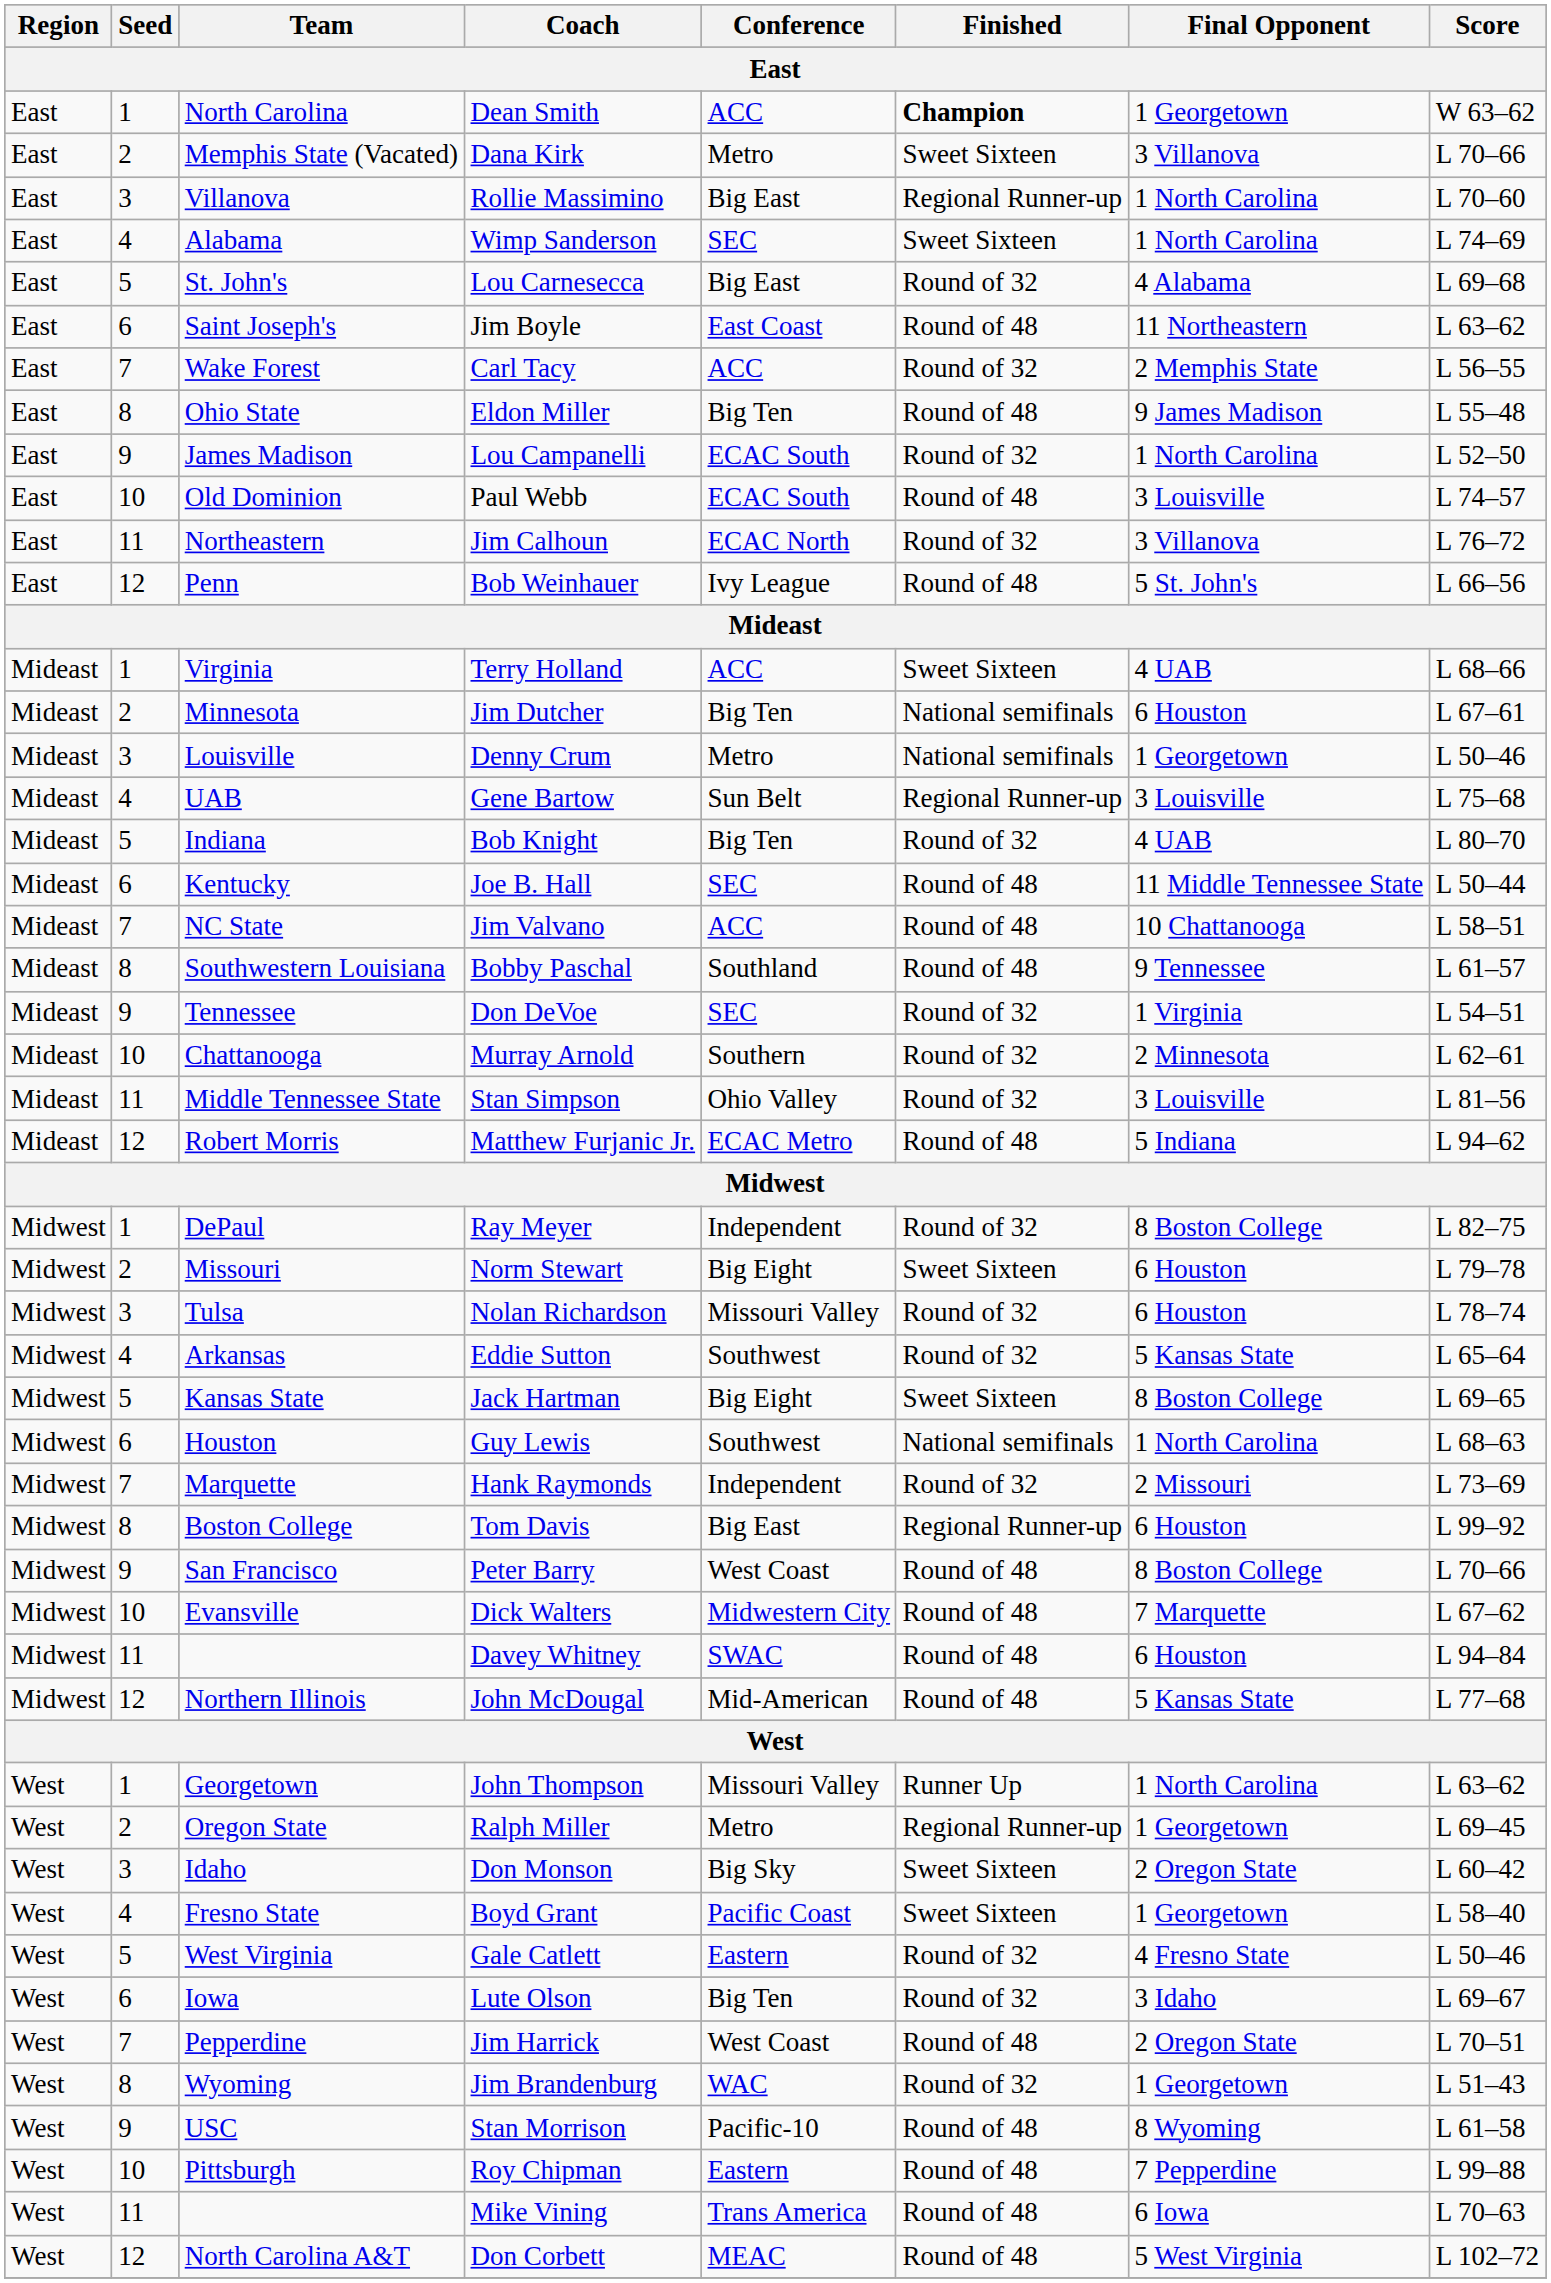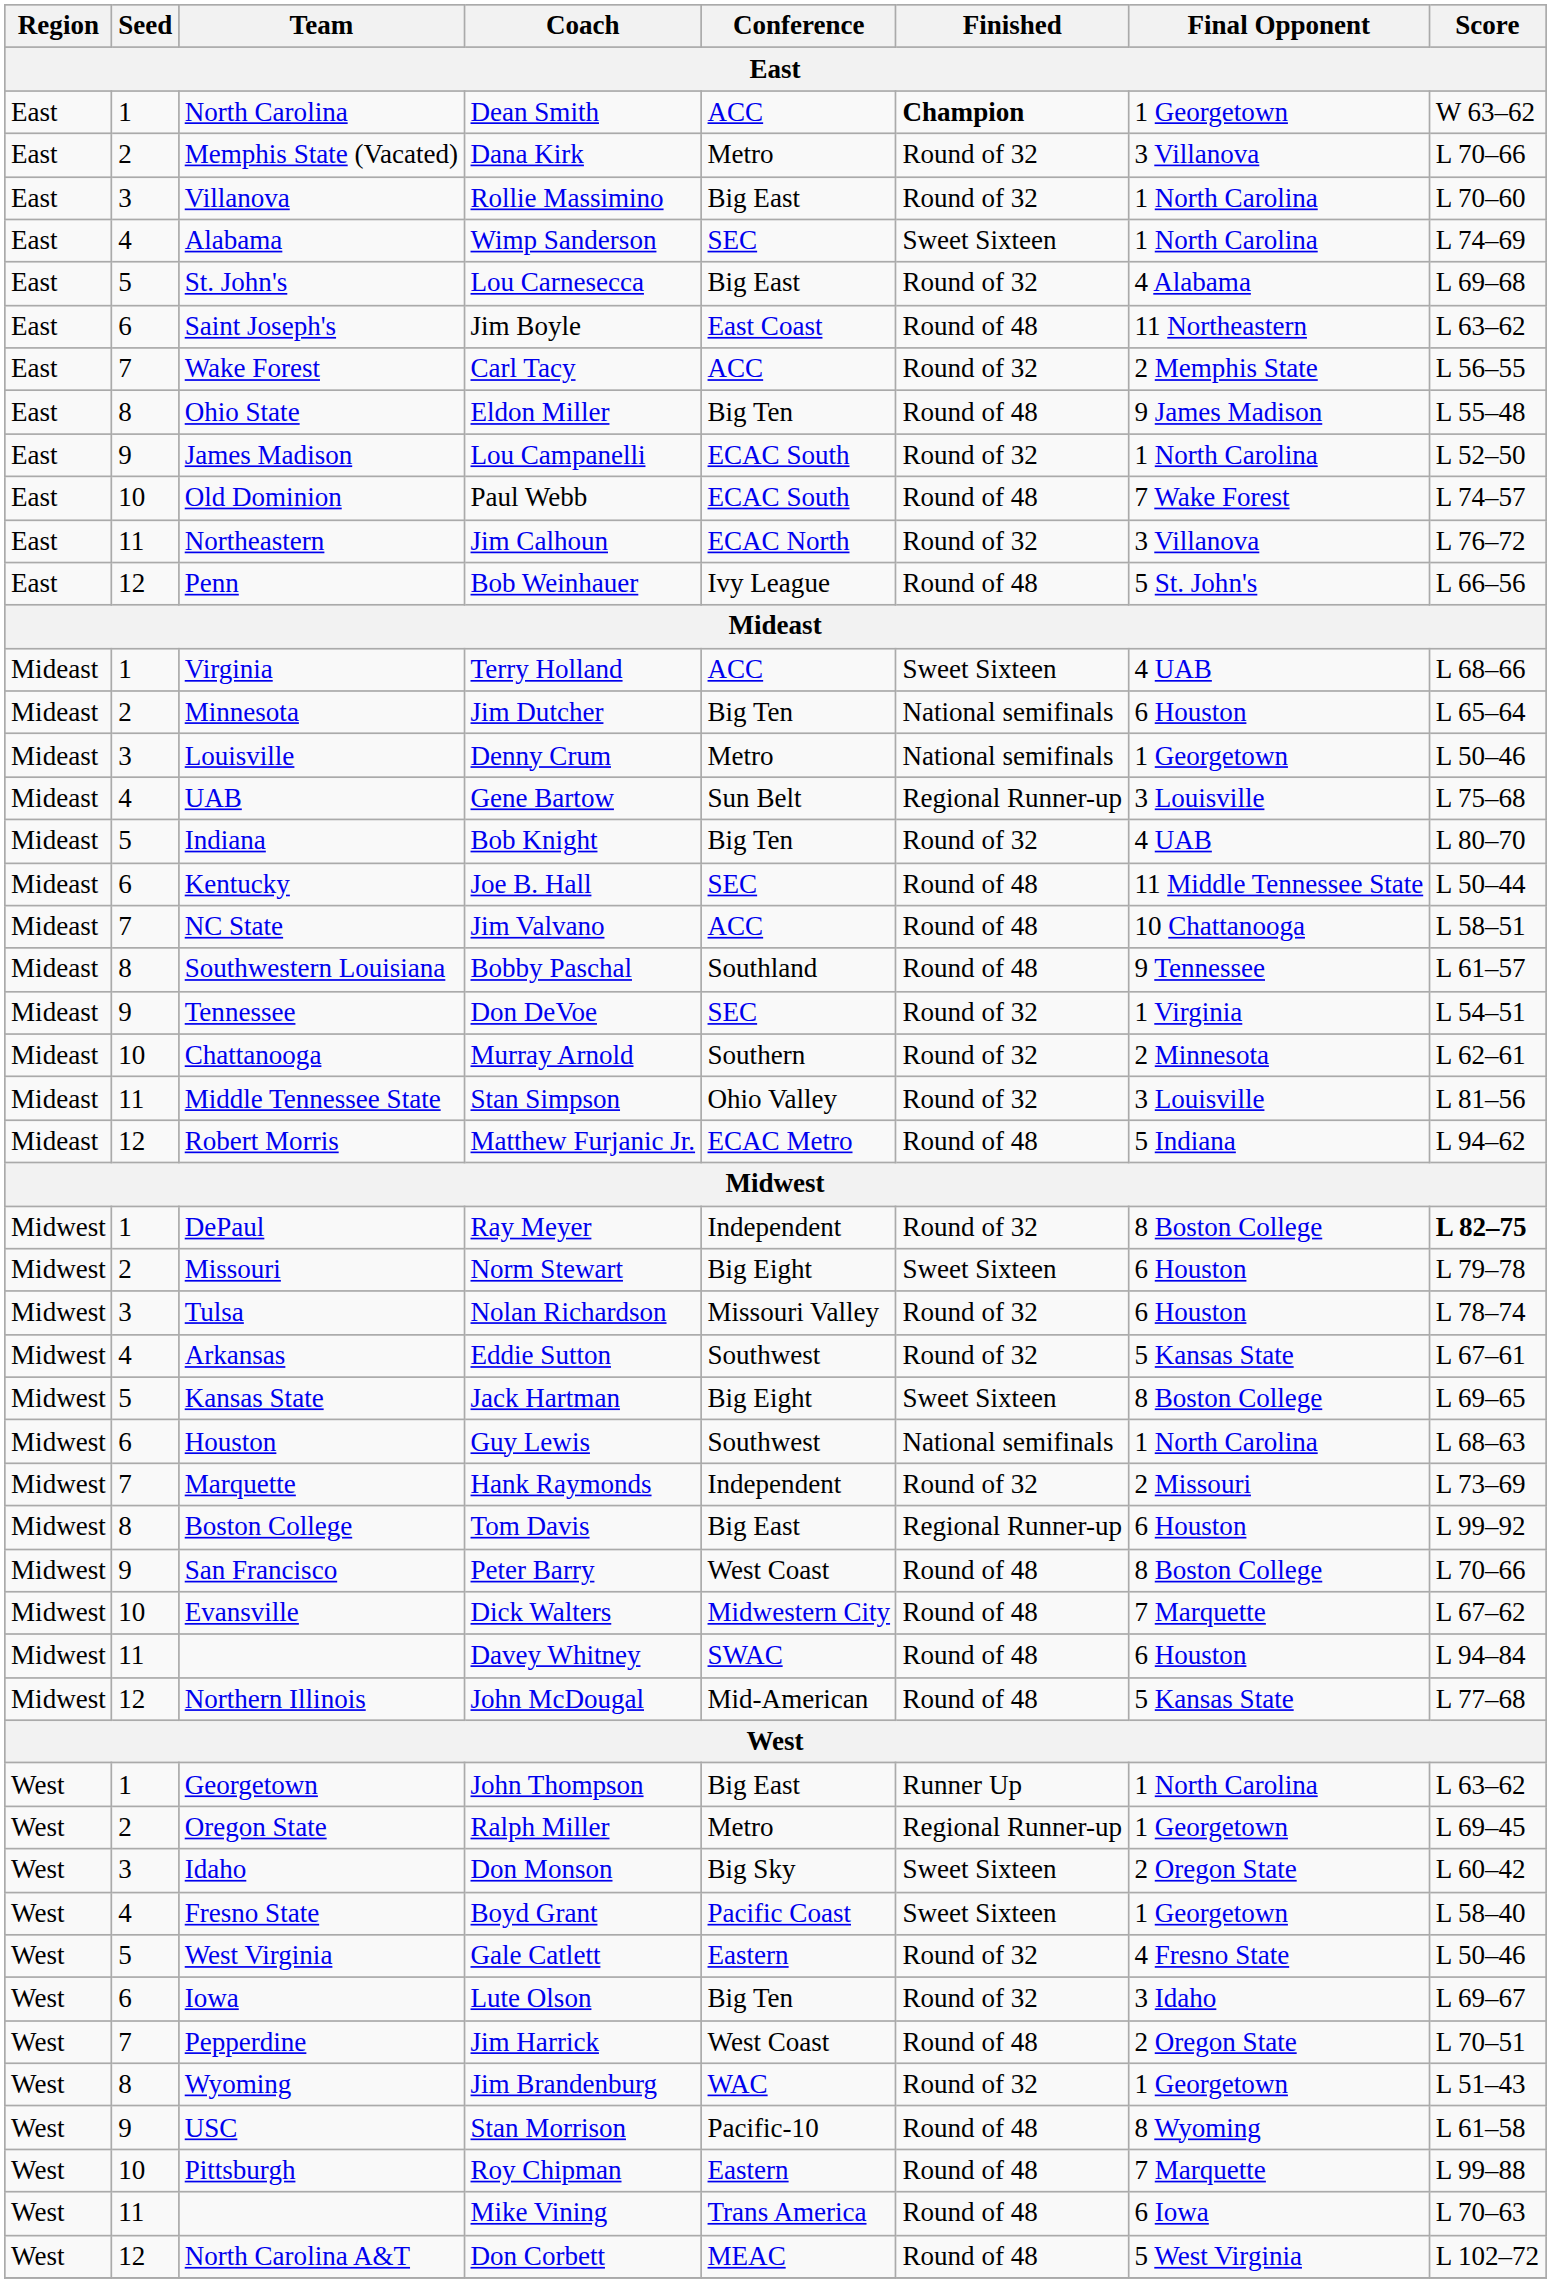(979, 154) Sweet Sixteen -> (970, 154) Round of 32
(1012, 197) Regional Runner-up -> (970, 197) Round of 32
(1199, 497) 3 Louisville -> (1212, 497) 7 Wake Forest
(1481, 712) L 67–61 -> (1481, 712) L 65–64
(1481, 1226) normal -> (1481, 1226) bold
(1481, 1355) L 65–64 -> (1481, 1355) L 67–61
(793, 1784) Missouri Valley -> (754, 1784) Big East
(1205, 2170) 7 Pepperdine -> (1200, 2170) 7 Marquette
